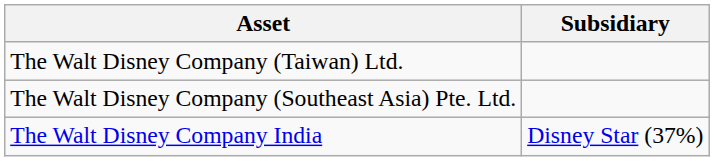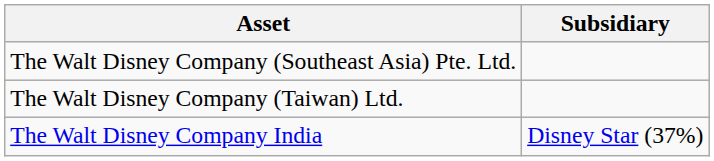rows swapped: (263, 98) <-> (207, 60)
